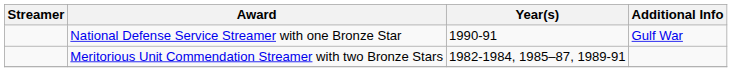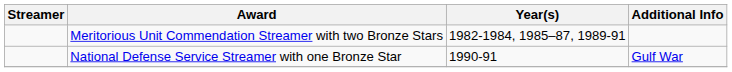rows swapped: (257, 56) <-> (236, 35)
